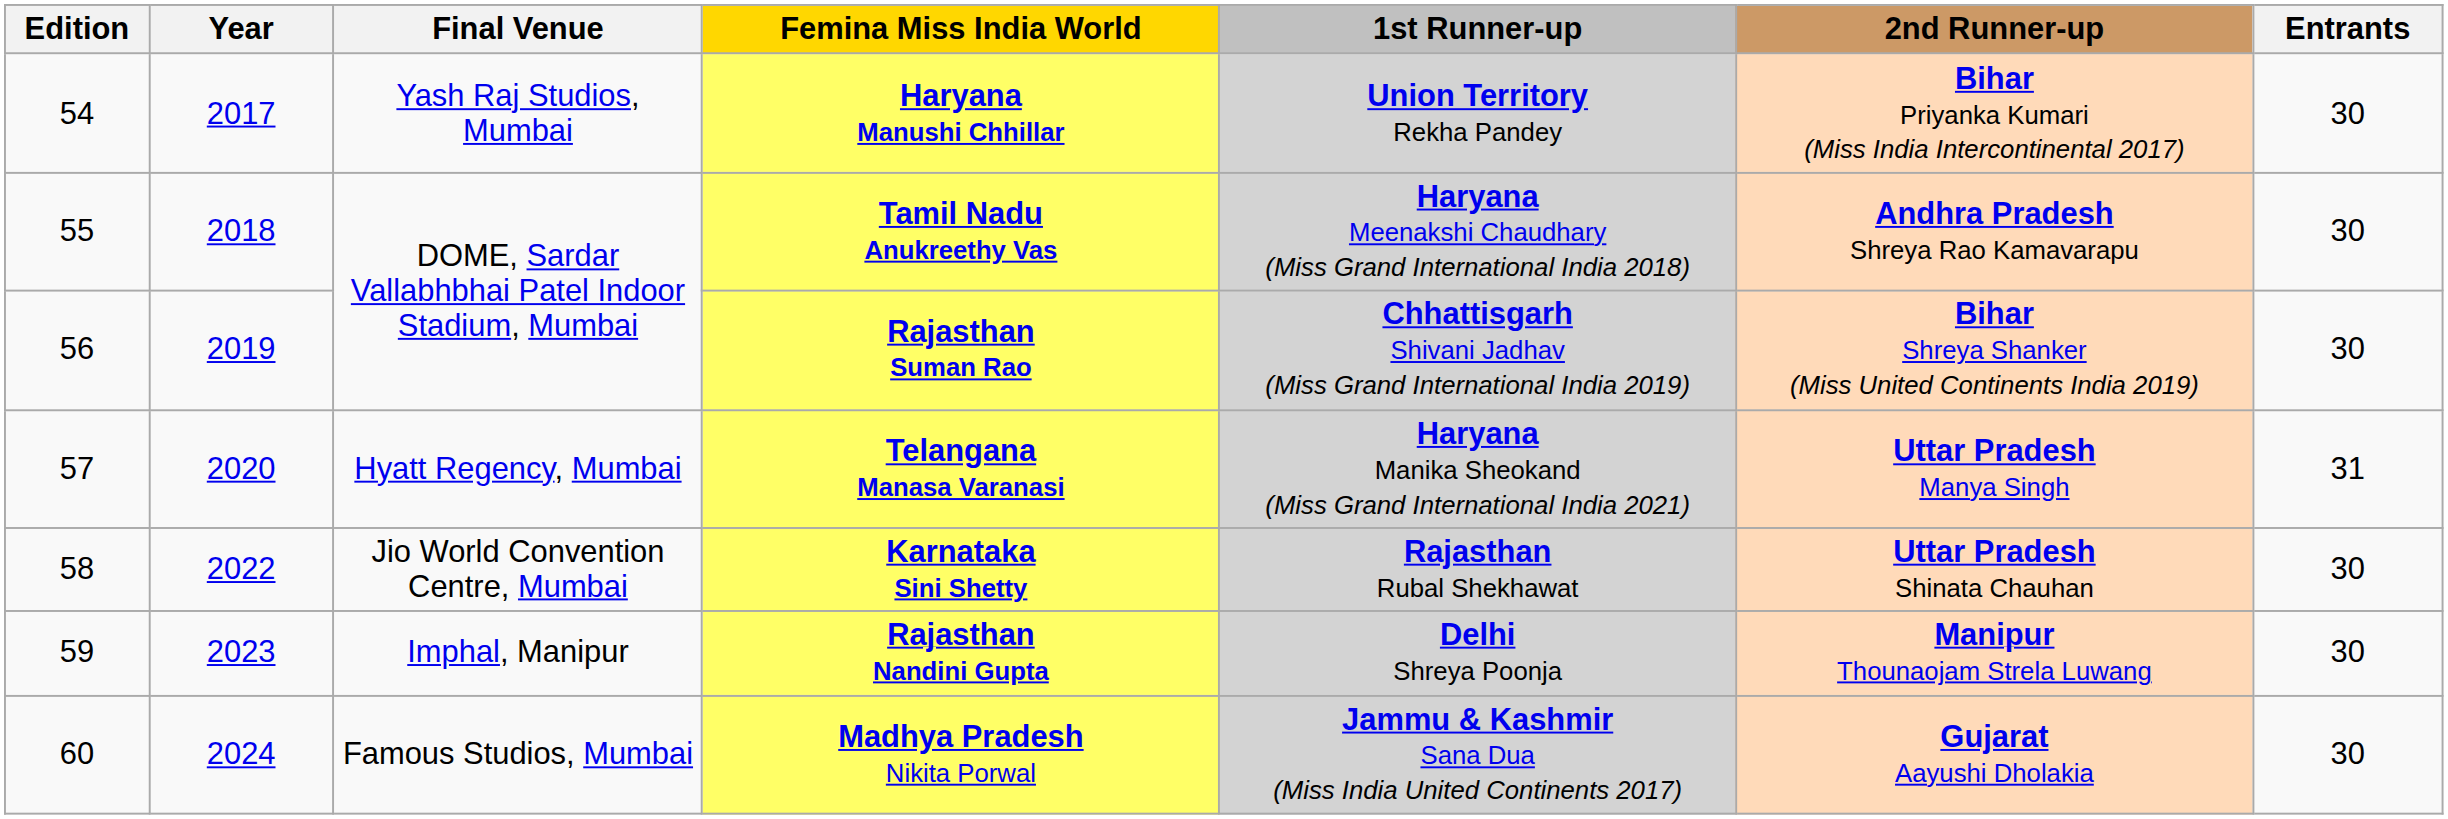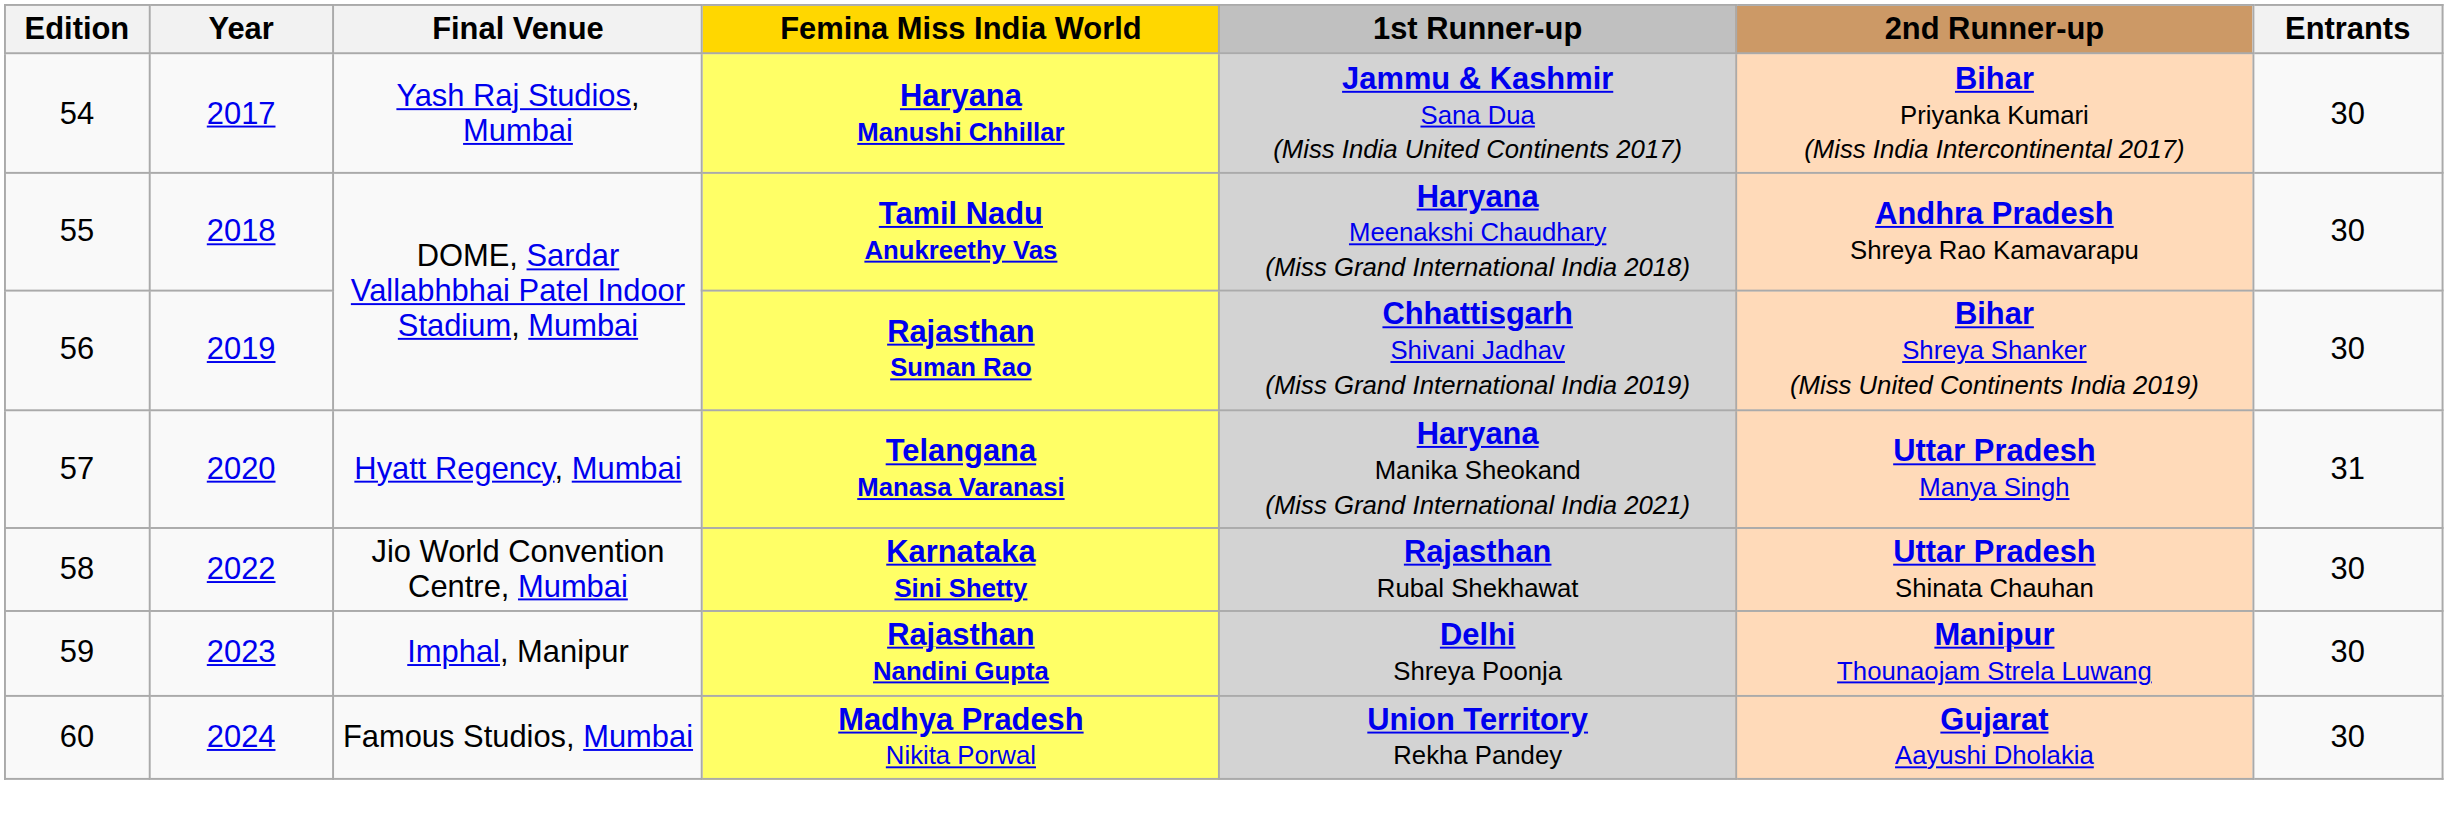(1478, 112) Union Territory Rekha Pandey -> (1478, 112) Jammu & Kashmir Sana Dua (Miss India United Continents 2017)
(1478, 753) Jammu & Kashmir Sana Dua (Miss India United Continents 2017) -> (1478, 736) Union Territory Rekha Pandey
